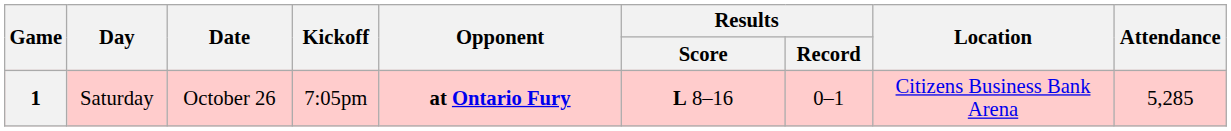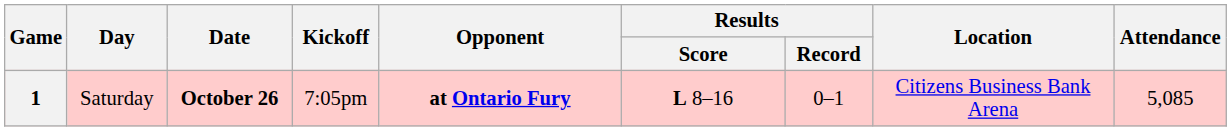(230, 97) normal -> (230, 97) bold
(1170, 97) 5,285 -> (1170, 97) 5,085
